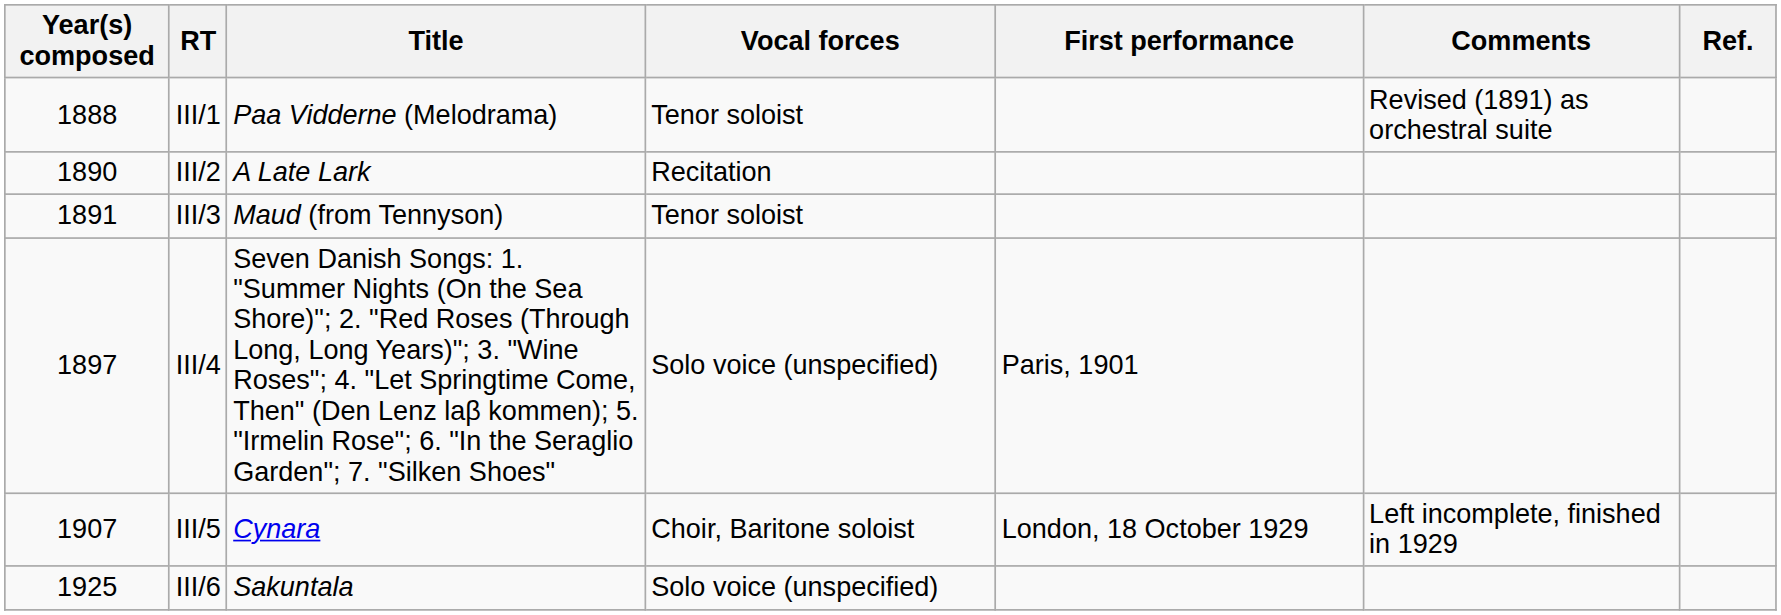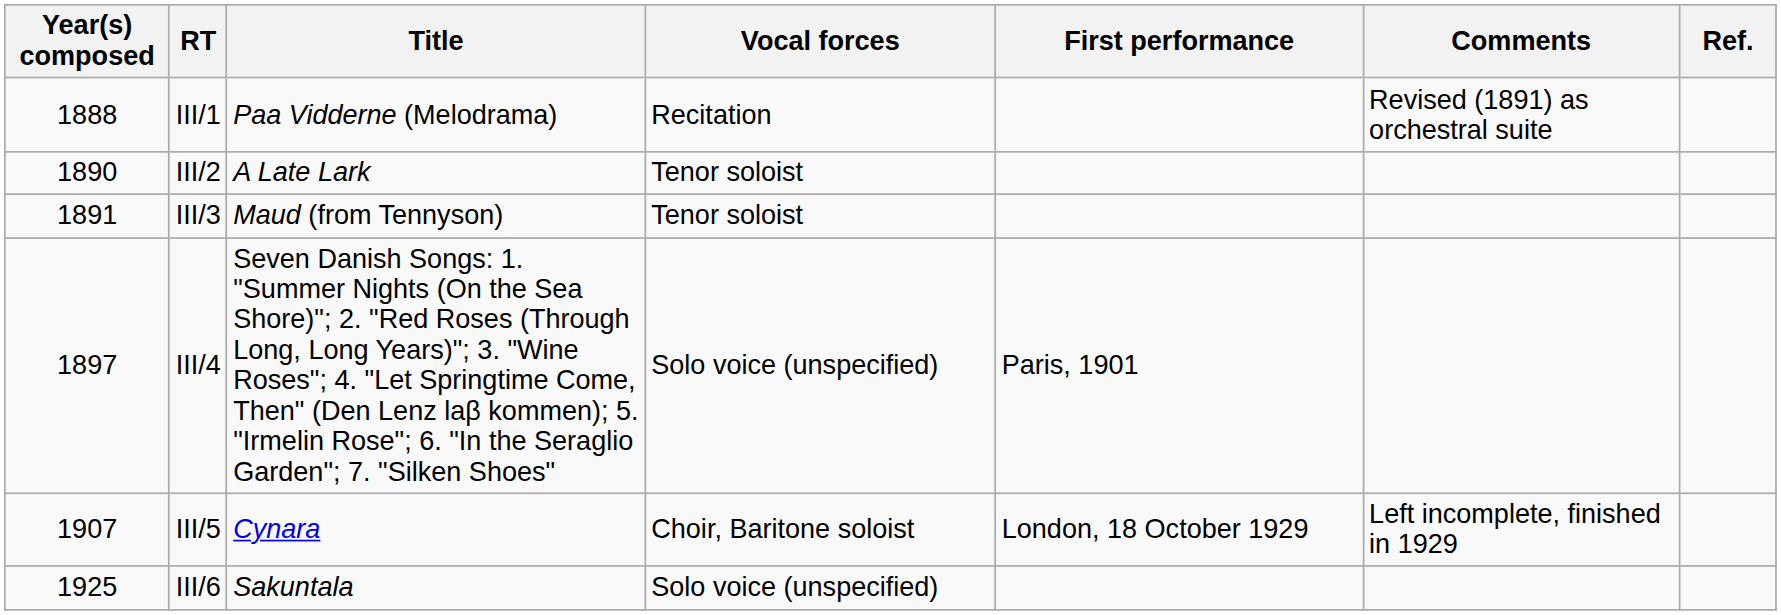(727, 114) Tenor soloist -> (711, 114) Recitation
(711, 172) Recitation -> (727, 172) Tenor soloist
